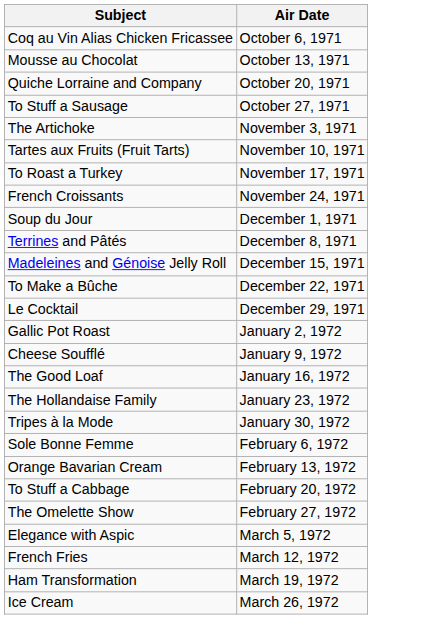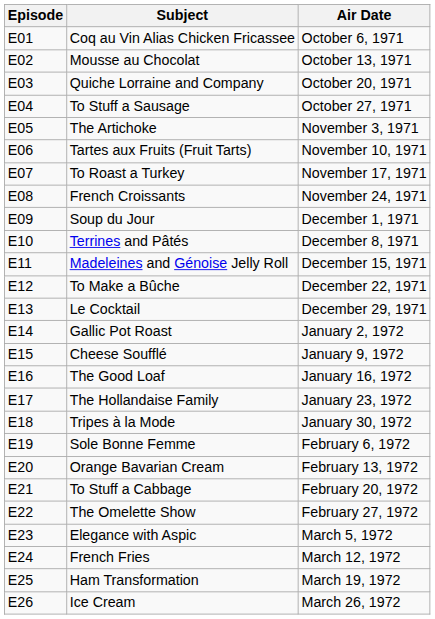+ column: (35, 15)
